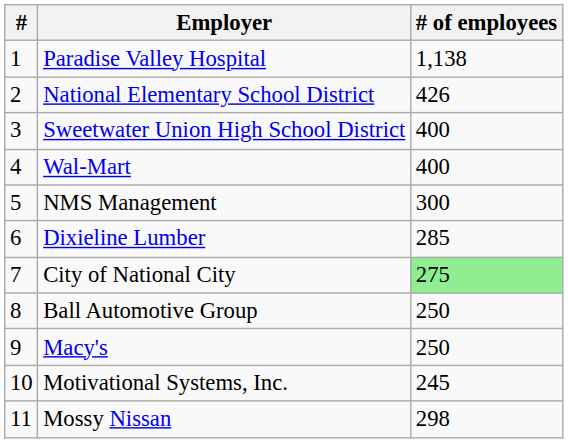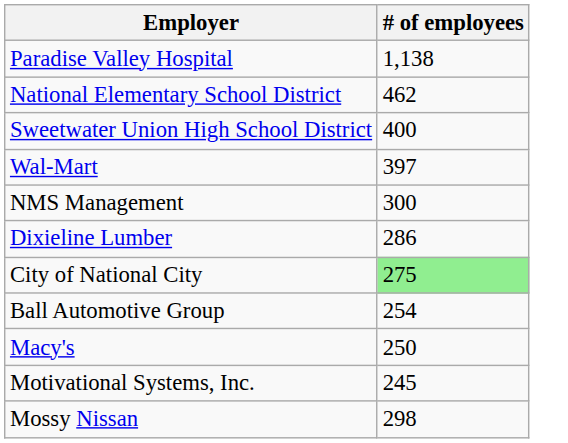- column: (21, 22)
(433, 94) 426 -> (400, 94) 462
(433, 166) 400 -> (400, 166) 397
(433, 238) 285 -> (400, 238) 286
(433, 310) 250 -> (400, 310) 254
